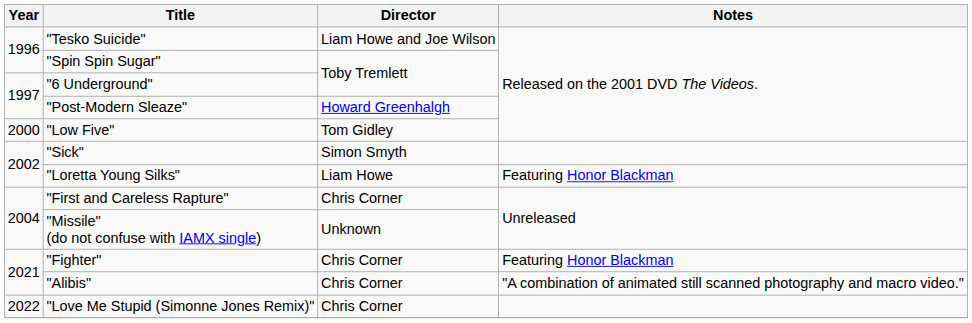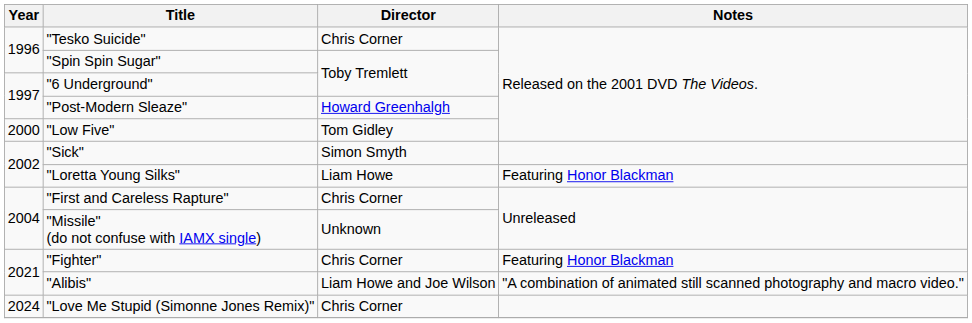(408, 38) Liam Howe and Joe Wilson -> (362, 38) Chris Corner
(362, 283) Chris Corner -> (408, 283) Liam Howe and Joe Wilson
(24, 306) 2022 -> (24, 306) 2024
